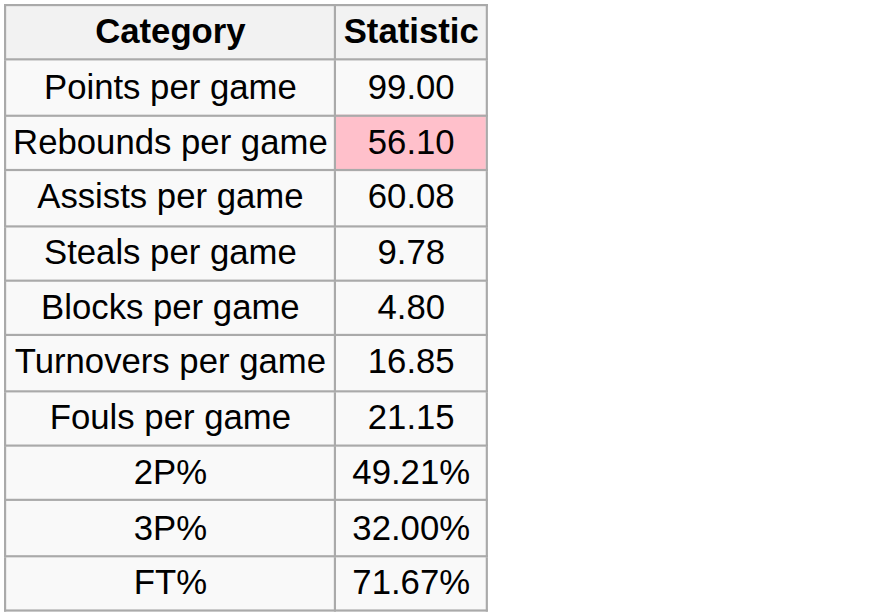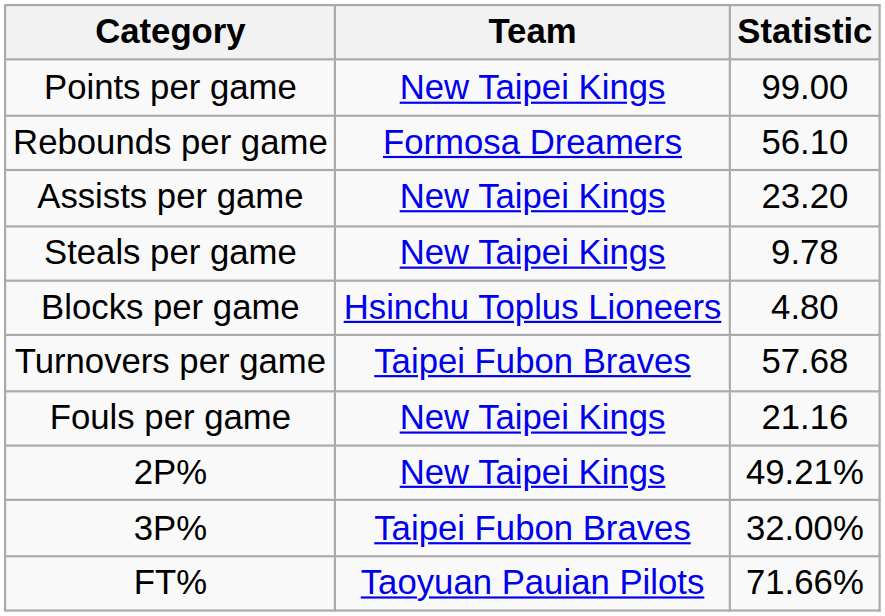+ column: (533, 32)
(411, 142) pink background -> (805, 142) no background
(411, 197) 60.08 -> (805, 197) 23.20
(411, 362) 16.85 -> (805, 362) 57.68
(411, 417) 21.15 -> (805, 417) 21.16
(411, 582) 71.67% -> (805, 582) 71.66%
